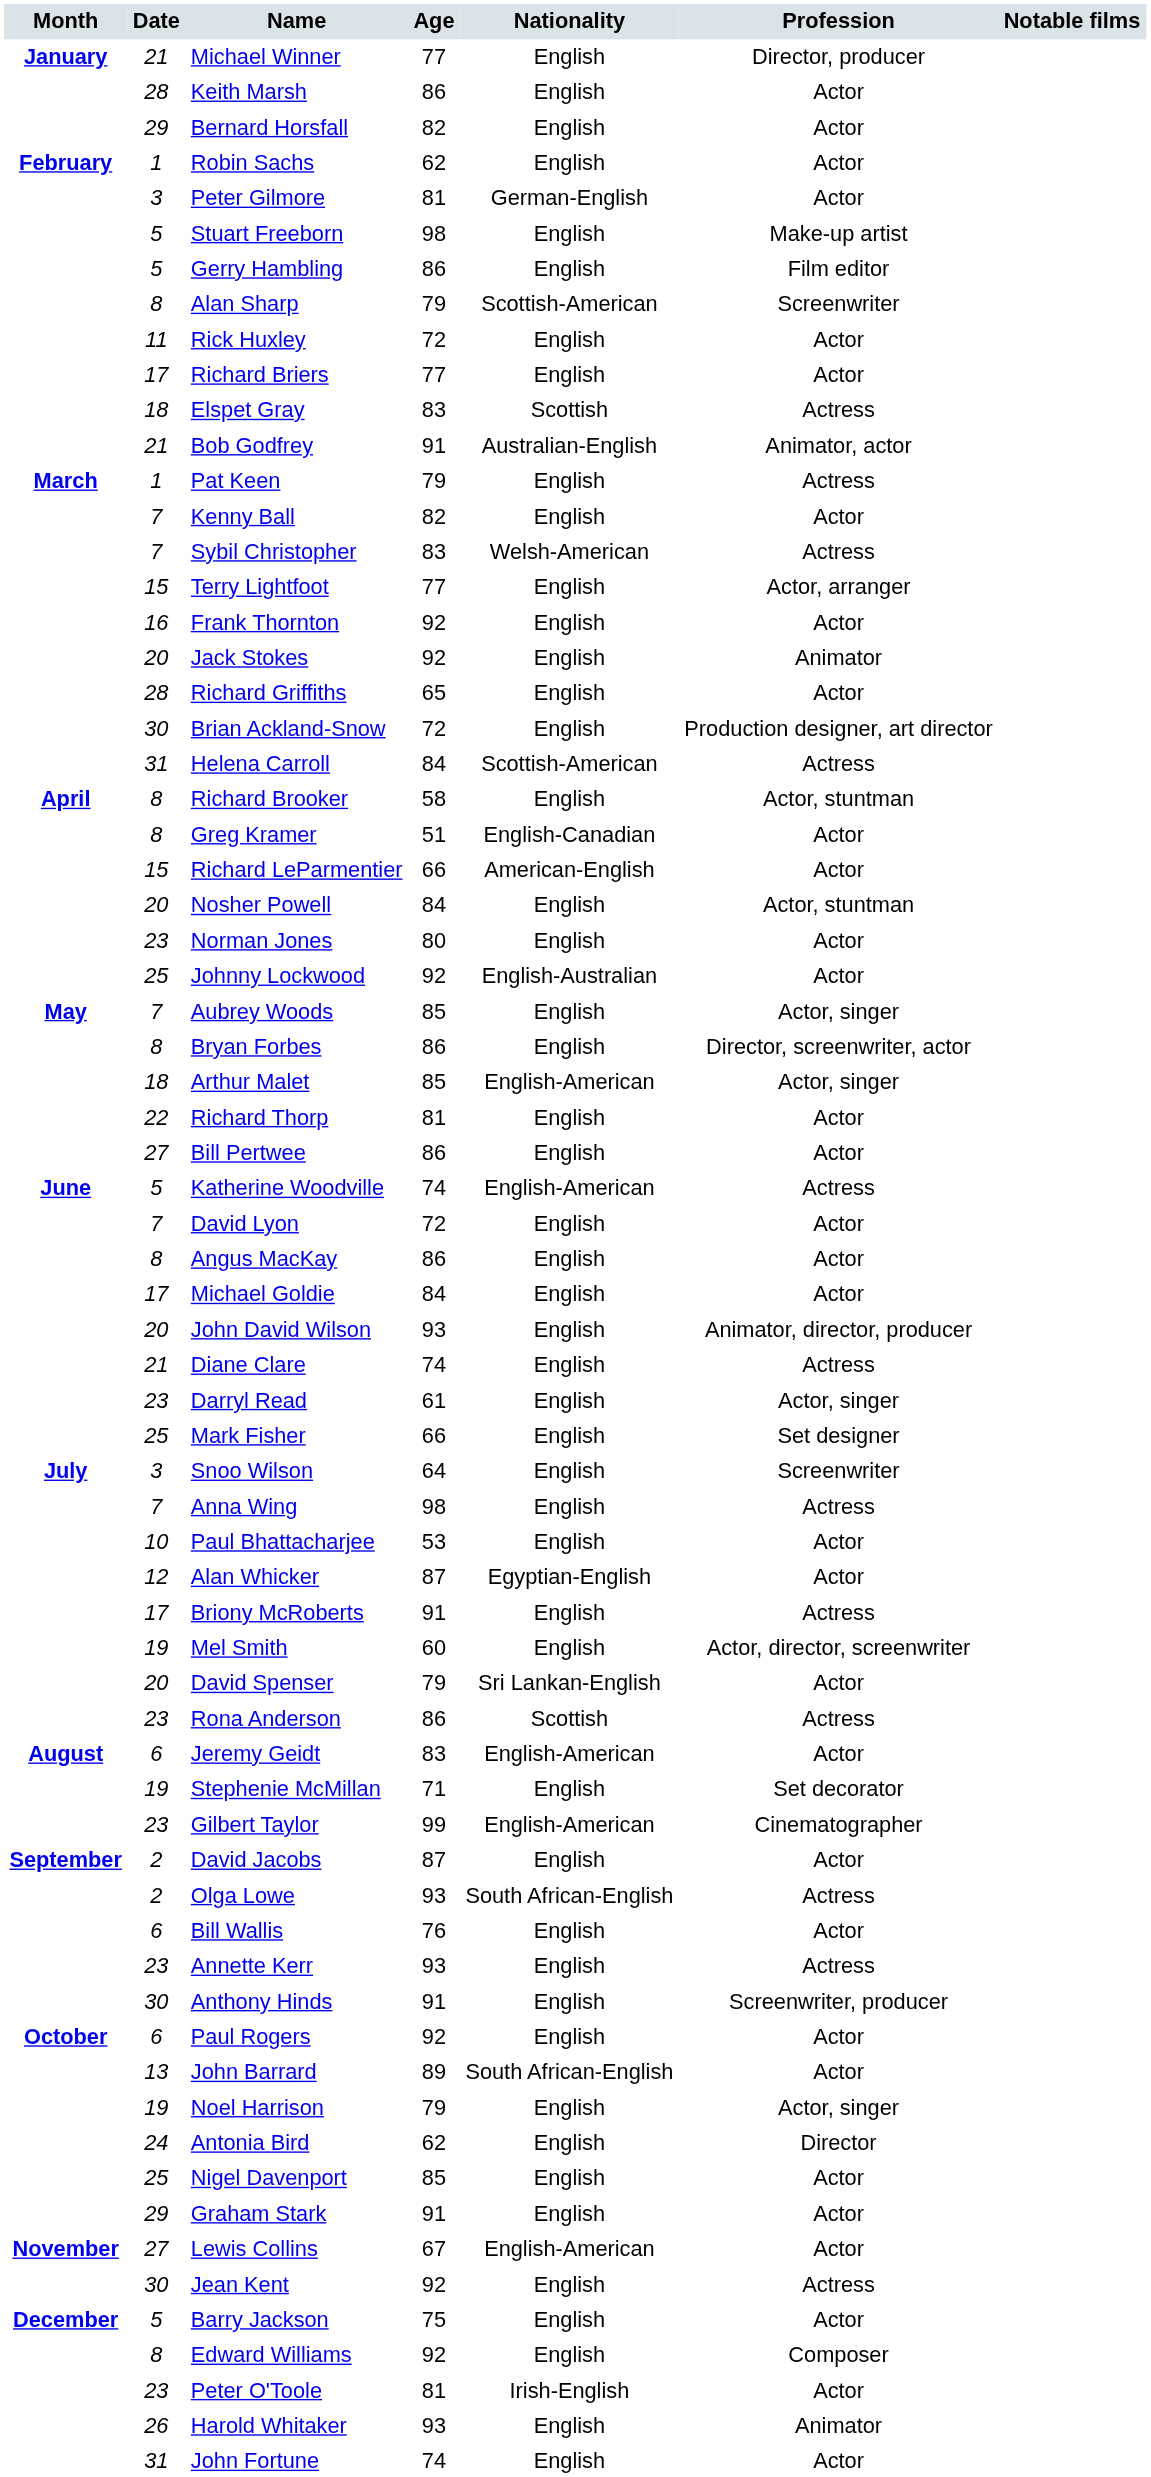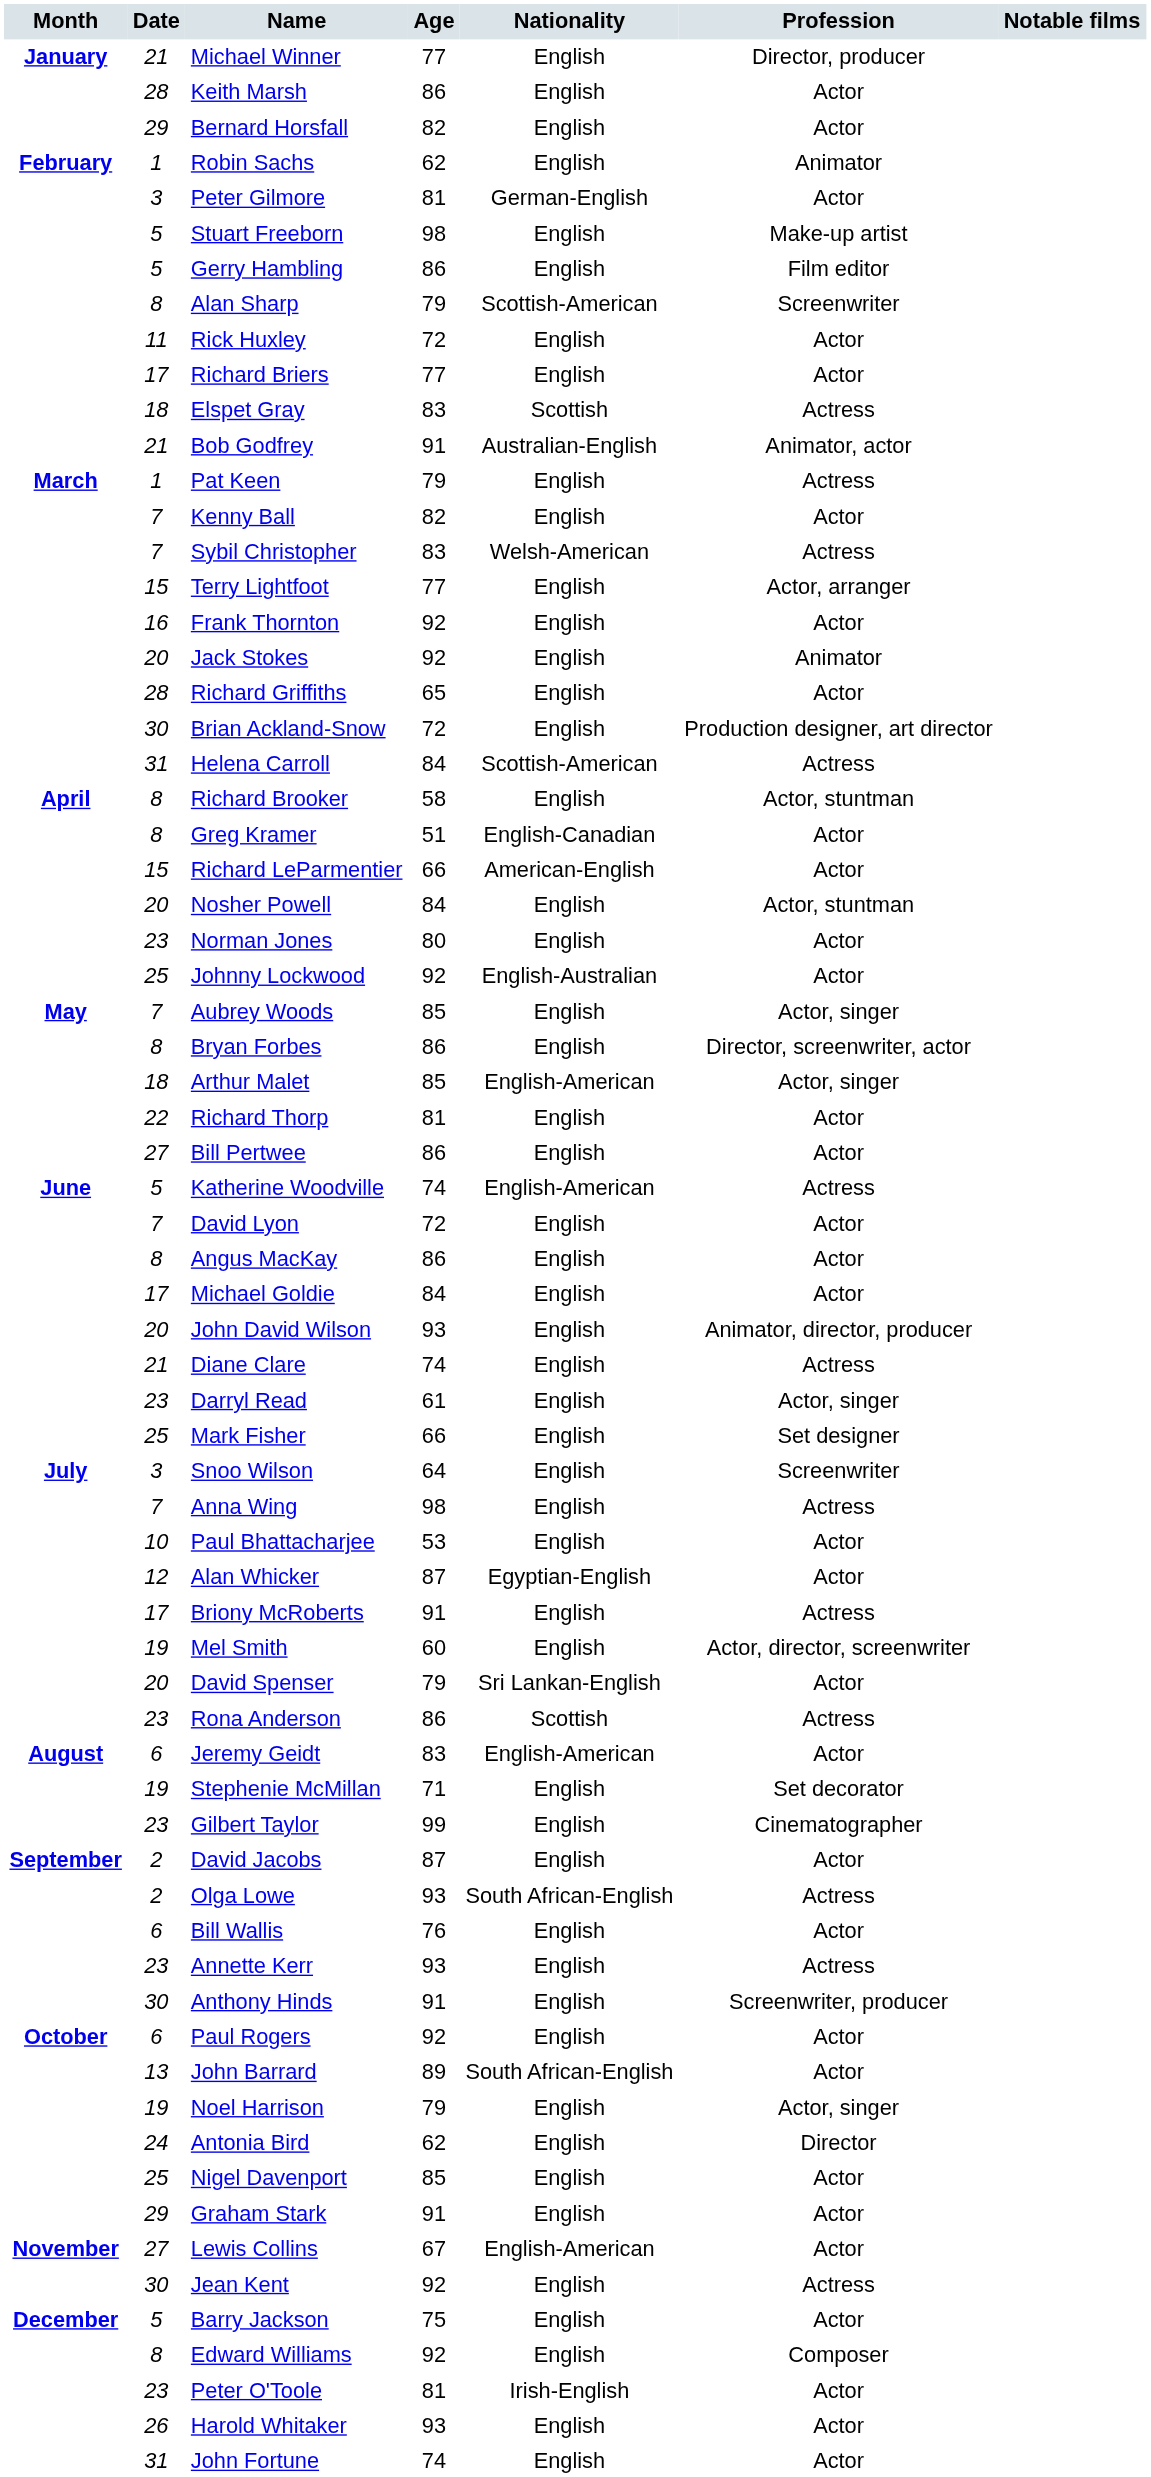(839, 162) Actor -> (839, 162) Animator
(569, 1824) English-American -> (569, 1824) English
(839, 2425) Animator -> (839, 2425) Actor
